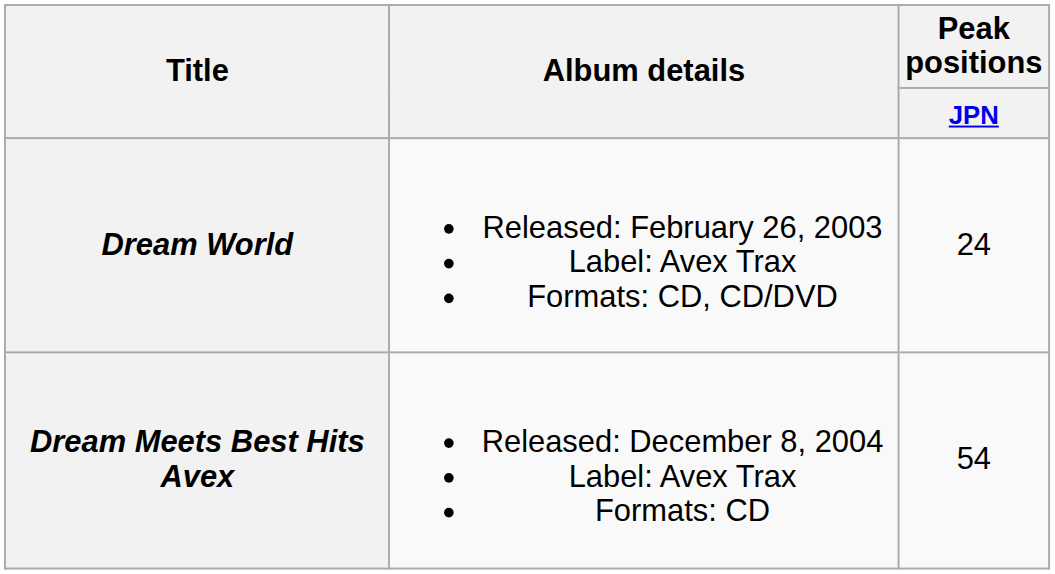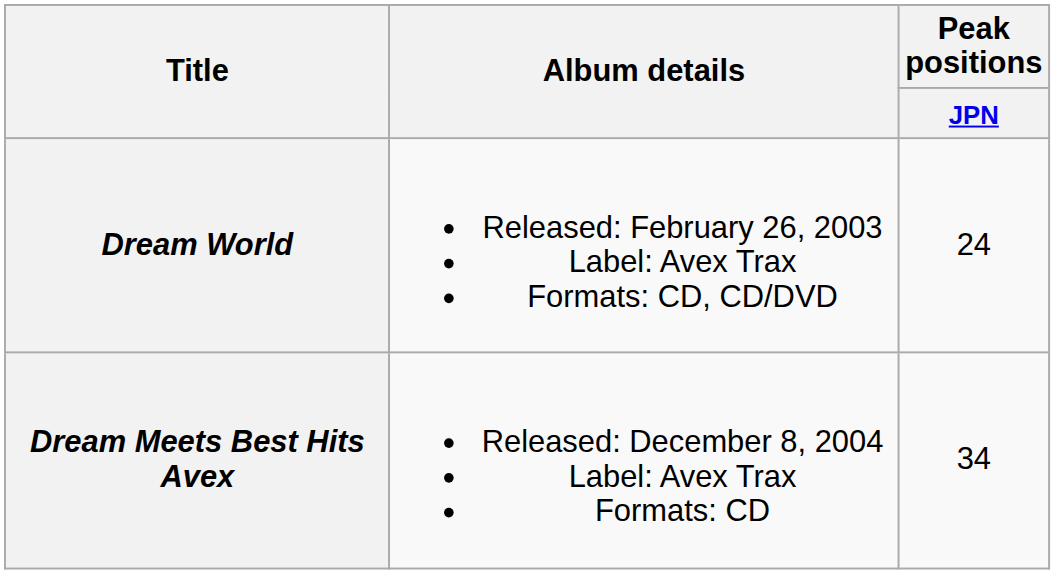(974, 459) 54 -> (974, 459) 34
